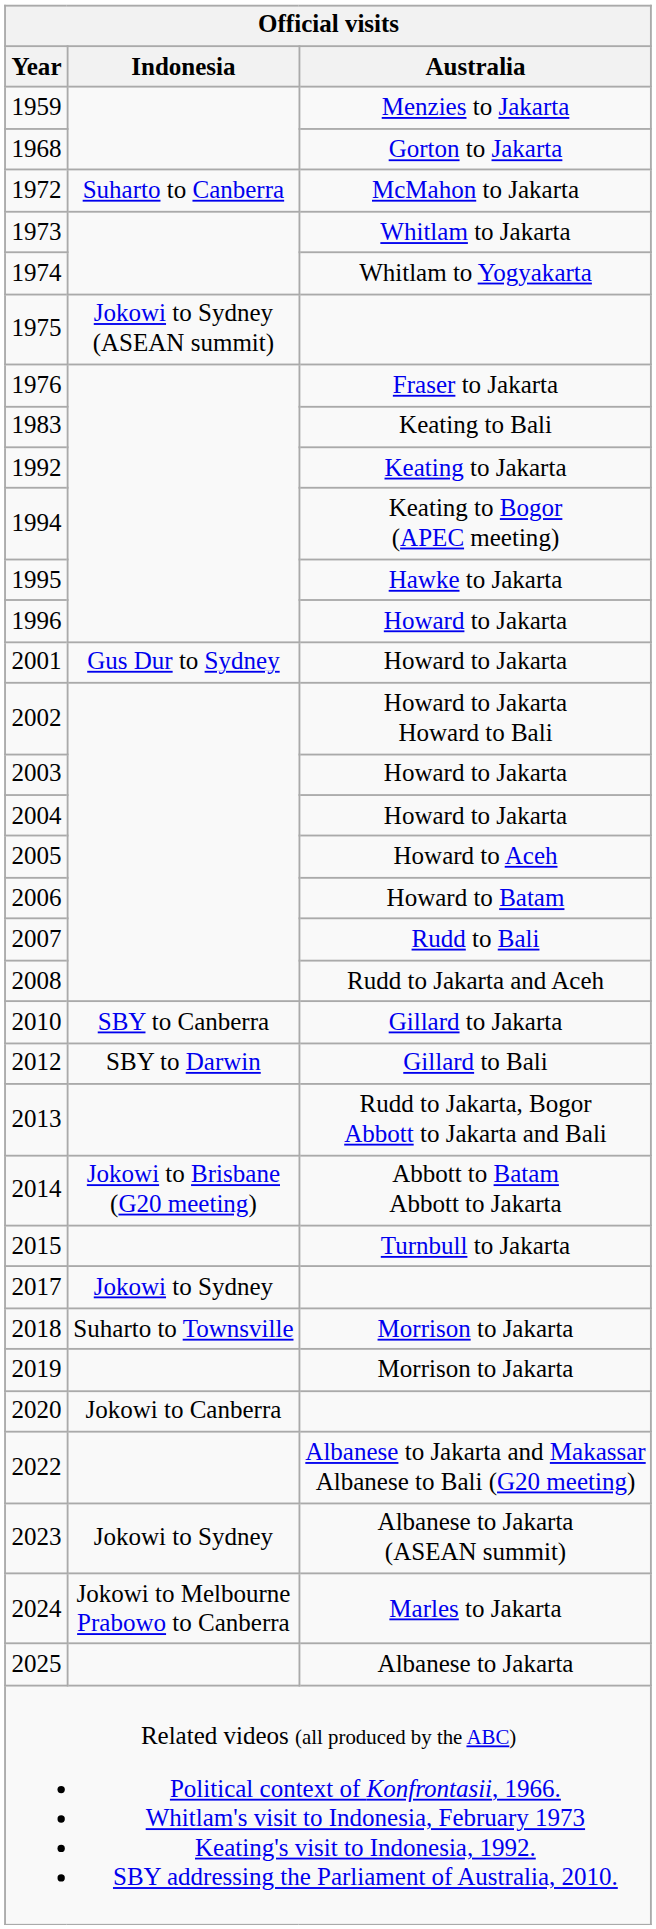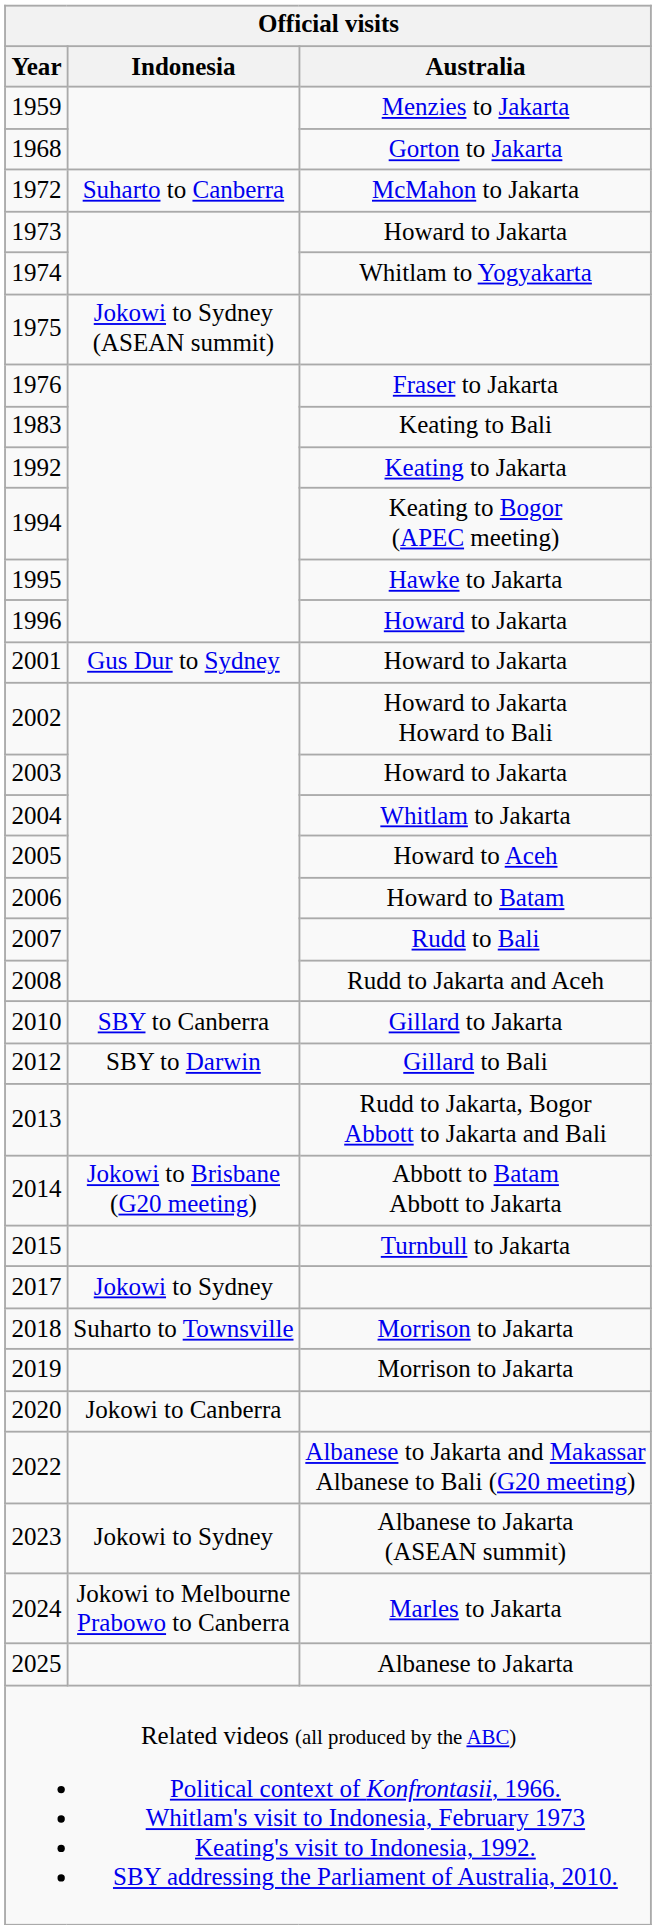(476, 231) Whitlam to Jakarta -> (476, 231) Howard to Jakarta
(476, 815) Howard to Jakarta -> (476, 815) Whitlam to Jakarta
